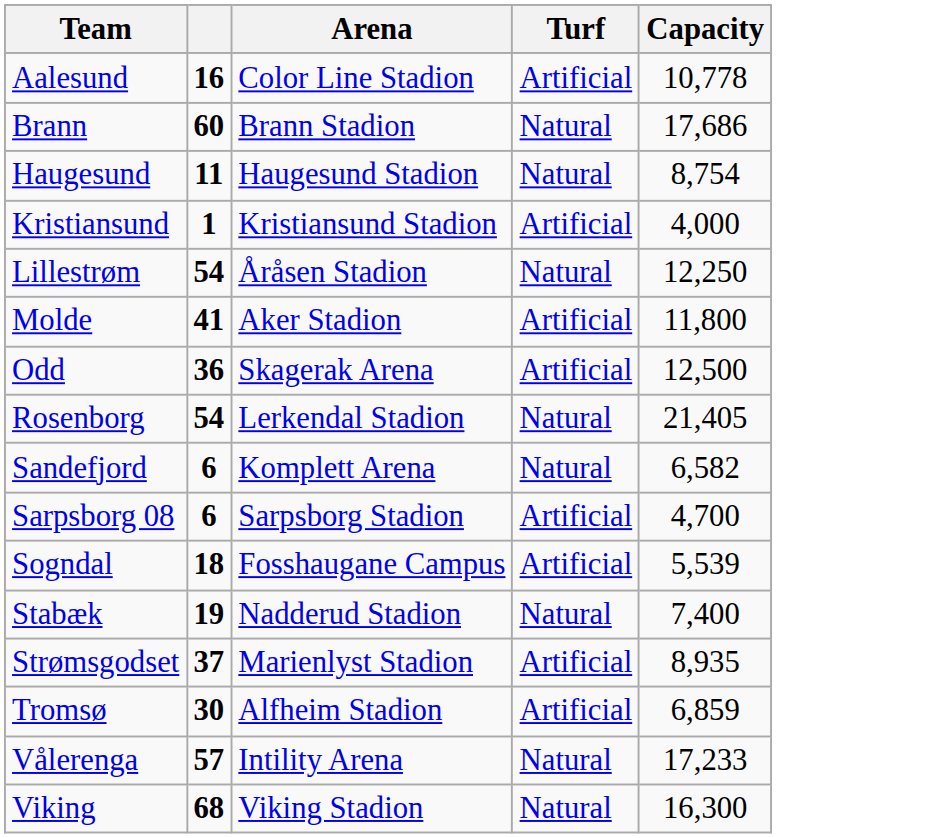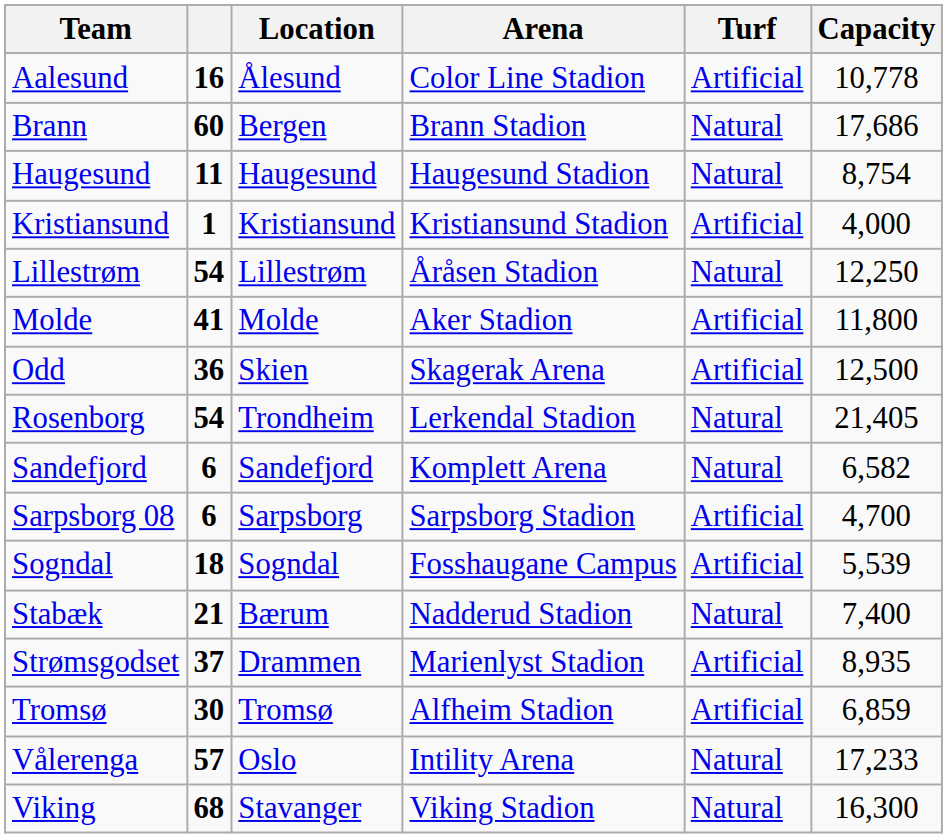+ column: (317, 28)
(209, 613) 19 -> (209, 613) 21
